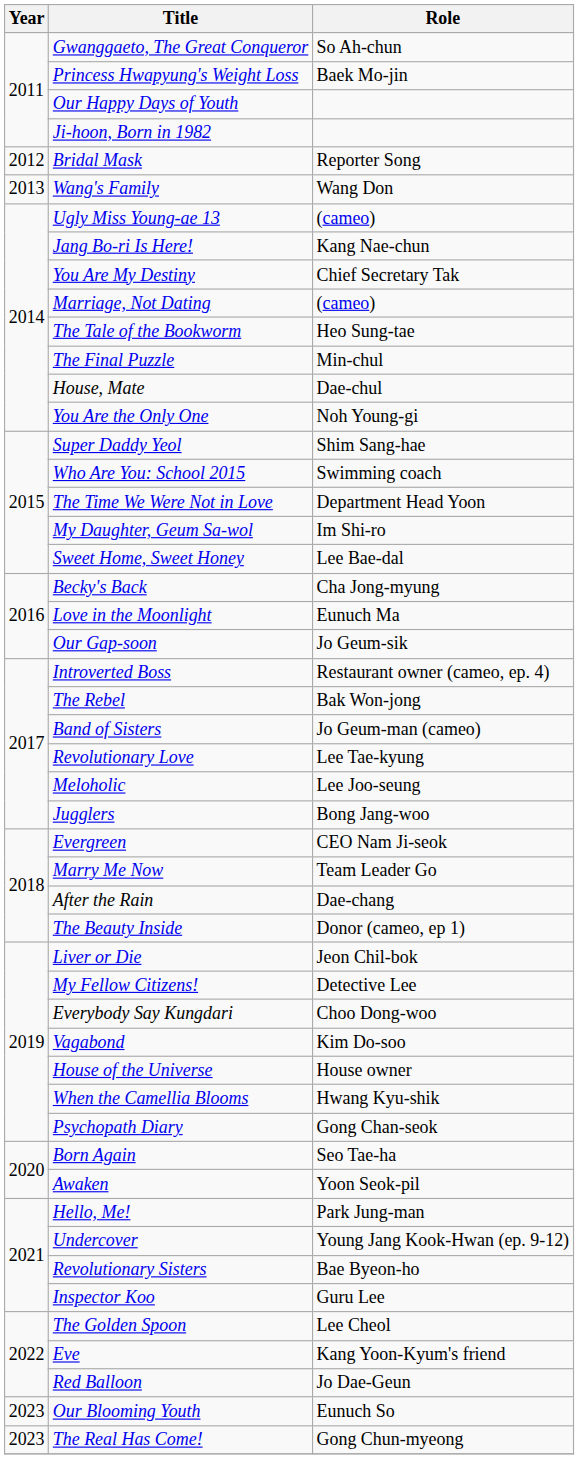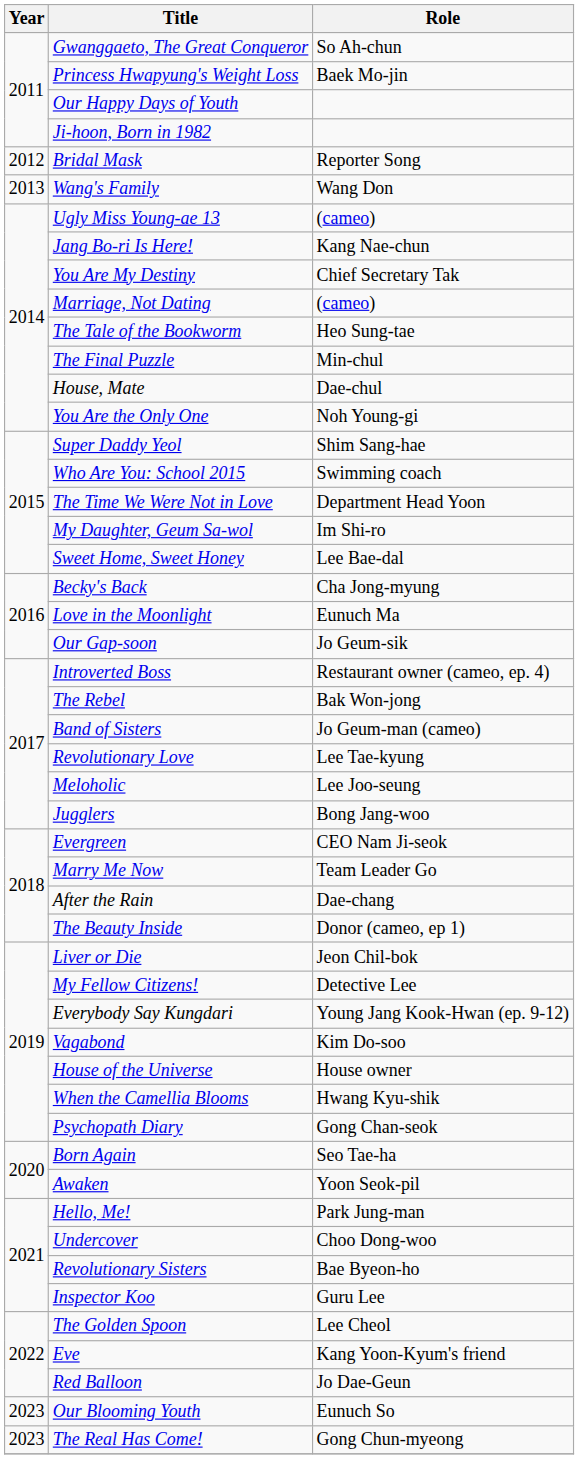(377, 1013) Choo Dong-woo -> (443, 1013) Young Jang Kook-Hwan (ep. 9-12)
(443, 1240) Young Jang Kook-Hwan (ep. 9-12) -> (377, 1240) Choo Dong-woo
